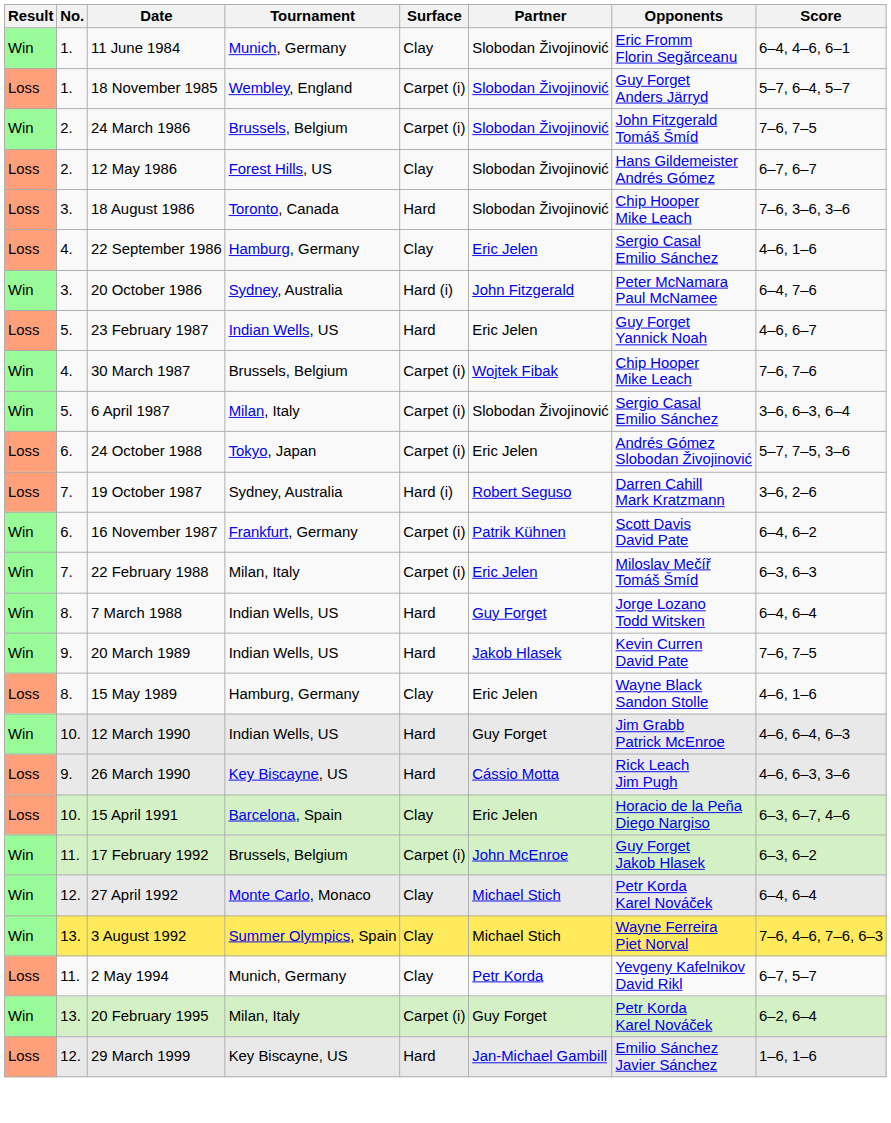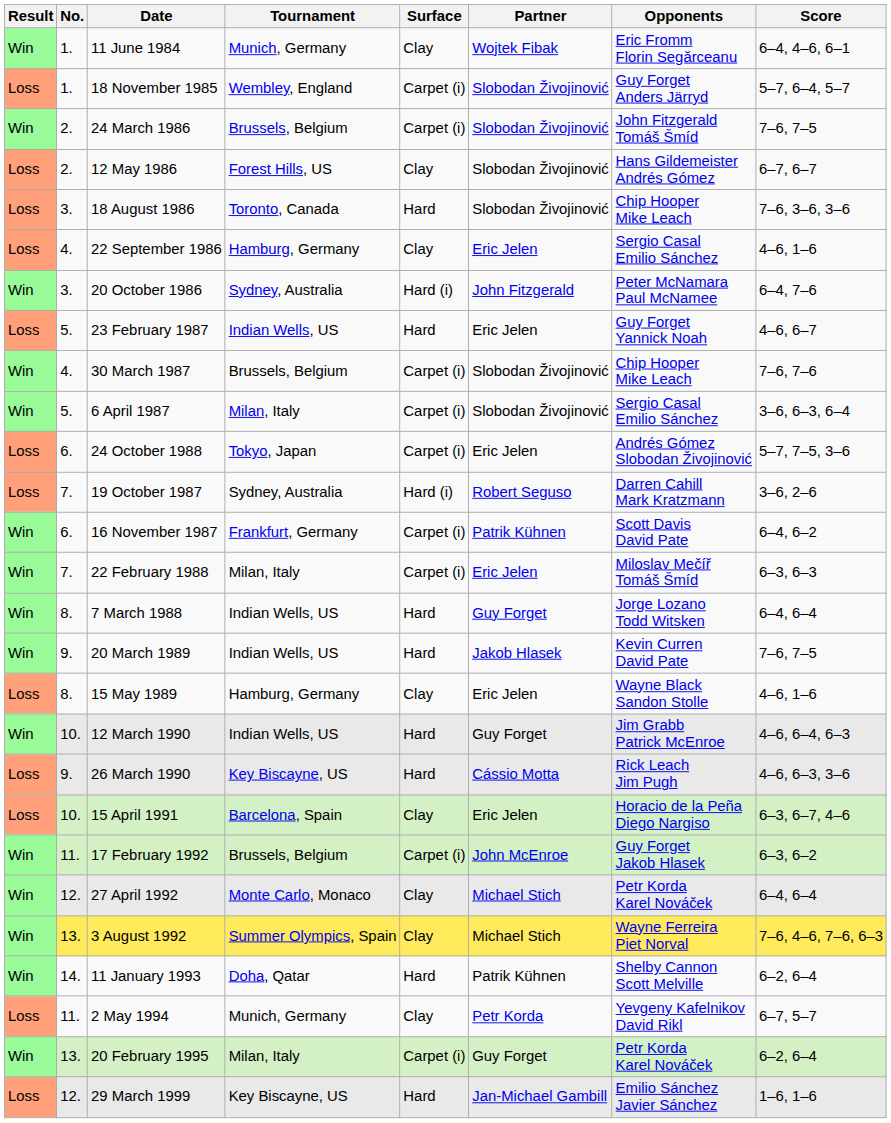(540, 48) Slobodan Živojinović -> (515, 48) Wojtek Fibak
(515, 370) Wojtek Fibak -> (540, 370) Slobodan Živojinović
+ row: (146, 976)
